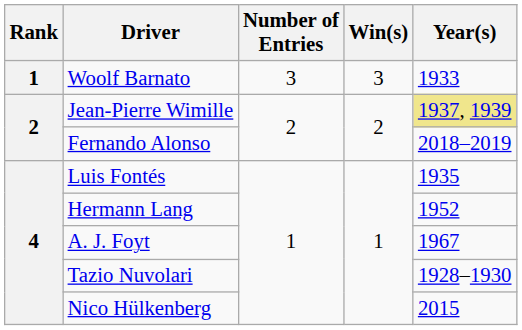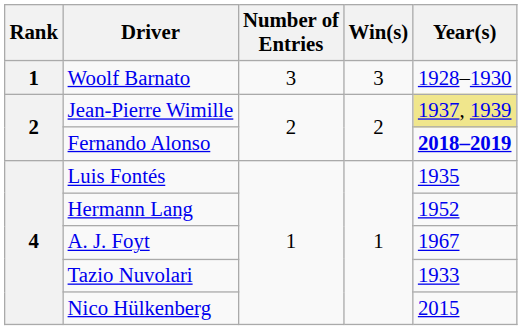(439, 77) 1933 -> (465, 77) 1928–1930
(465, 143) normal -> (465, 143) bold
(465, 275) 1928–1930 -> (439, 275) 1933
